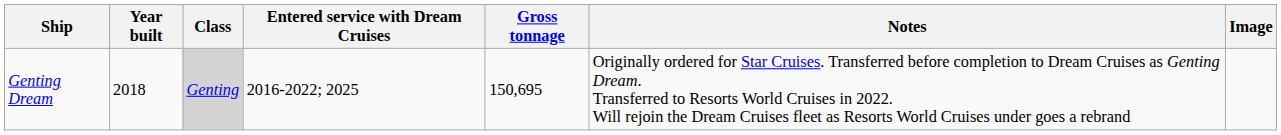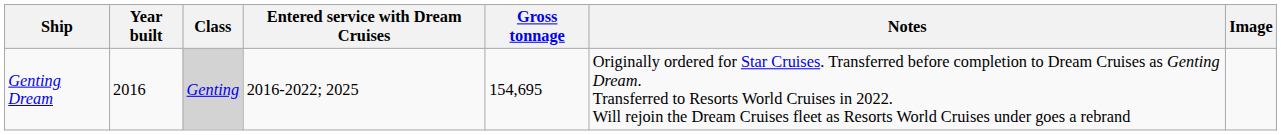(129, 89) 2018 -> (129, 89) 2016
(516, 89) 150,695 -> (516, 89) 154,695
